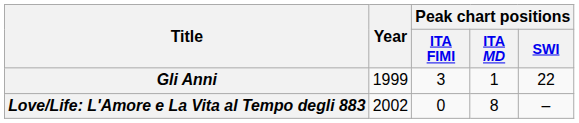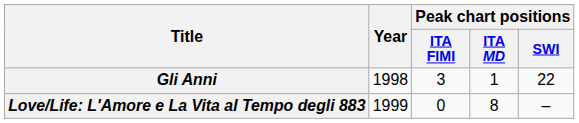(390, 80) 1999 -> (390, 80) 1998
(390, 105) 2002 -> (390, 105) 1999
